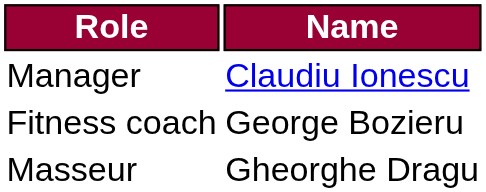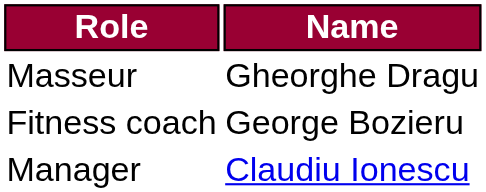rows swapped: (74, 76) <-> (72, 169)
